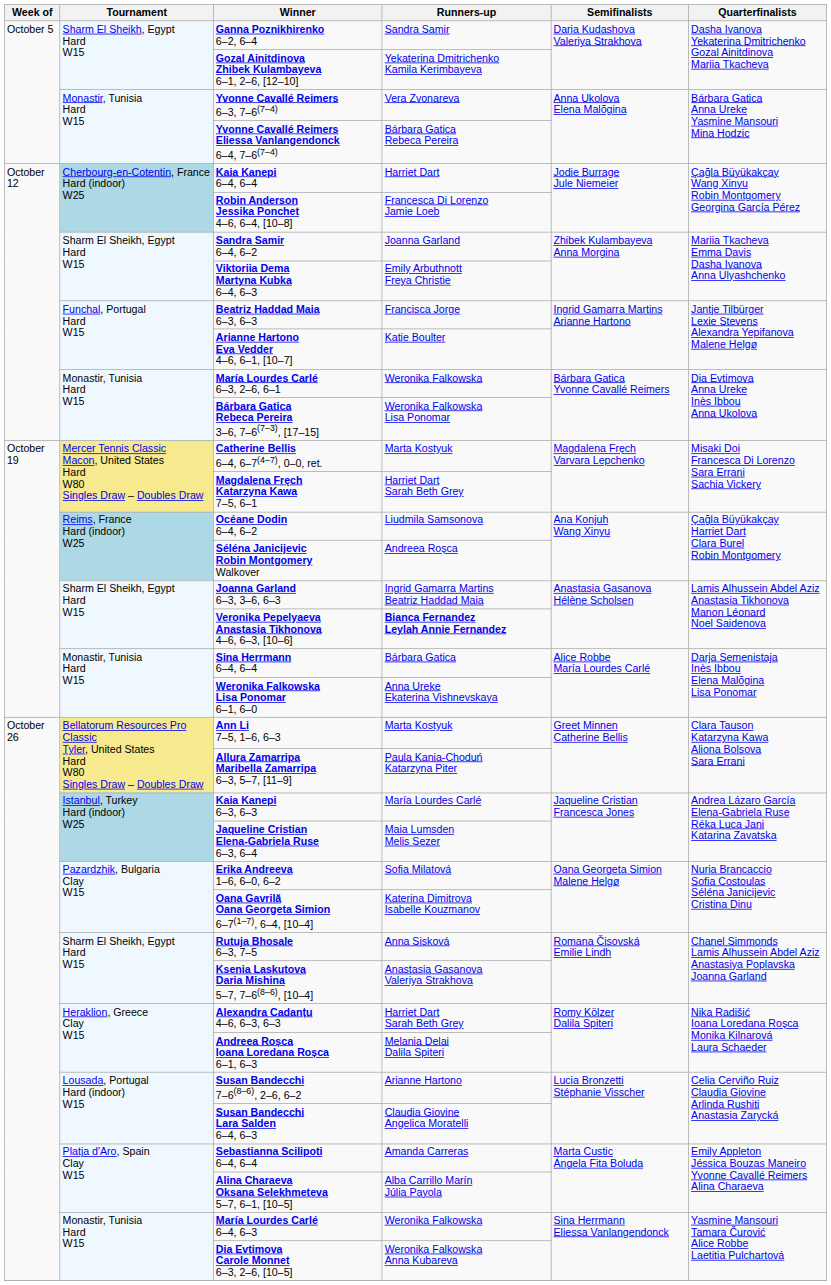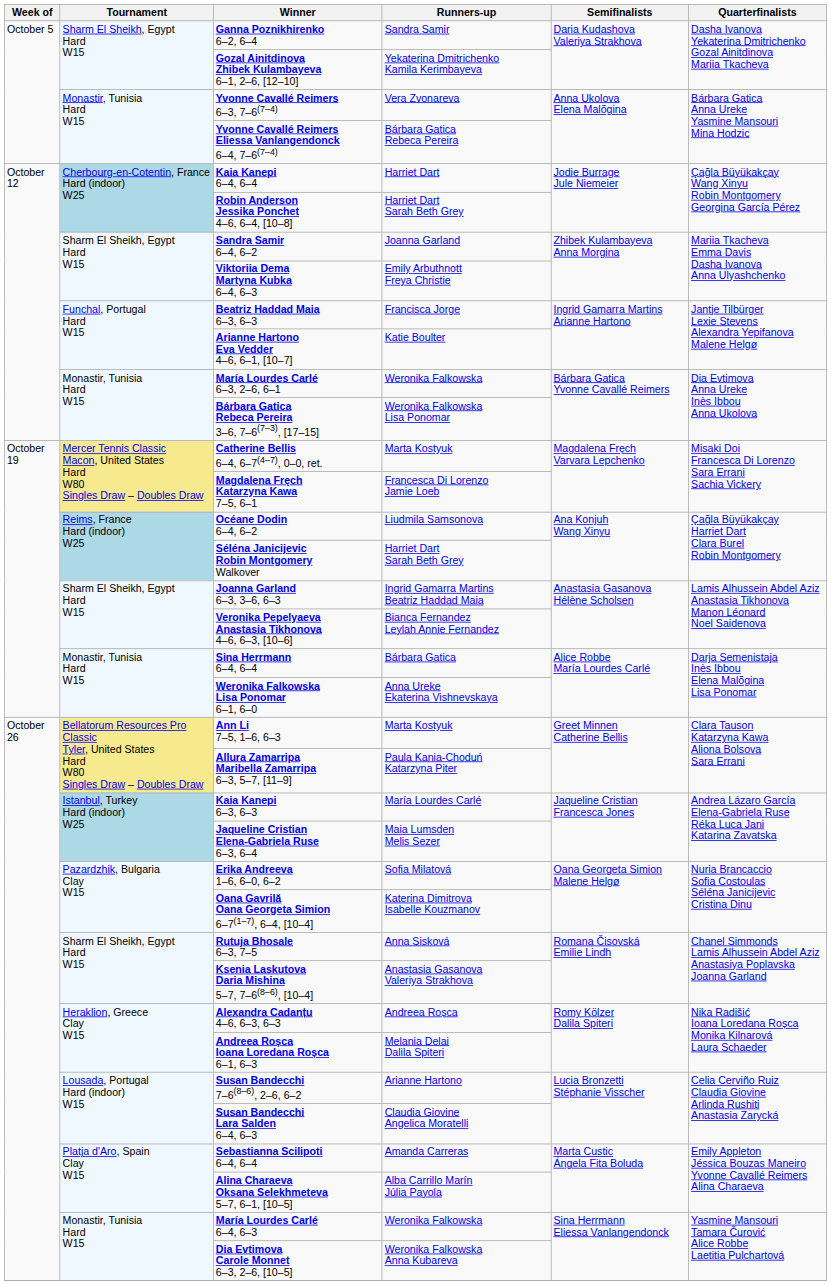(437, 206) Francesca Di Lorenzo Jamie Loeb -> (424, 206) Harriet Dart Sarah Beth Grey
(424, 486) Harriet Dart Sarah Beth Grey -> (437, 486) Francesca Di Lorenzo Jamie Loeb
(421, 548) Andreea Roșca -> (424, 554) Harriet Dart Sarah Beth Grey
(445, 623) bold -> (442, 623) normal
(424, 1018) Harriet Dart Sarah Beth Grey -> (421, 1012) Andreea Roșca
